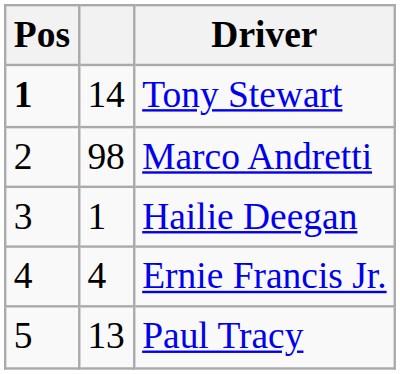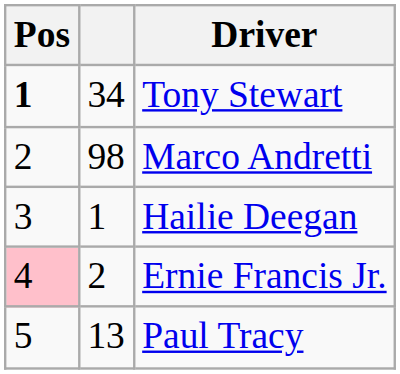(106, 94) 14 -> (106, 94) 34
(23, 275) no background -> (23, 275) pink background
(97, 275) 4 -> (97, 275) 2
